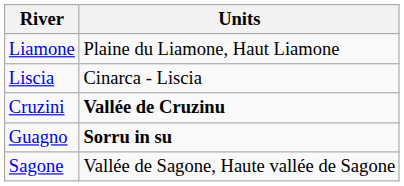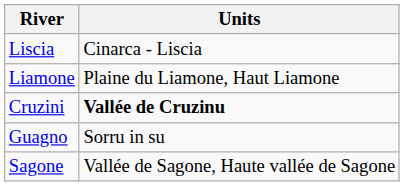rows swapped: (42, 48) <-> (32, 78)
(128, 136) bold -> (124, 136) normal
